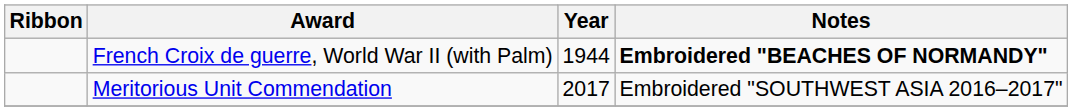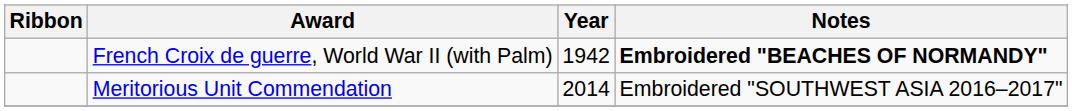(586, 55) 1944 -> (586, 55) 1942
(586, 89) 2017 -> (586, 89) 2014
